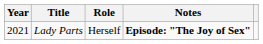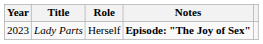(18, 30) 2021 -> (18, 30) 2023
